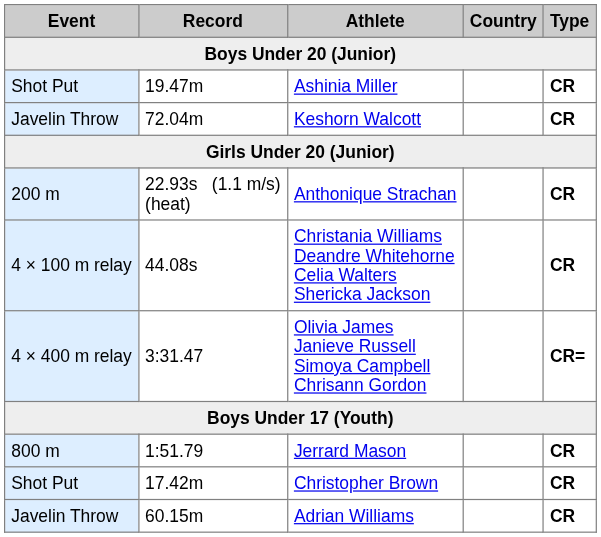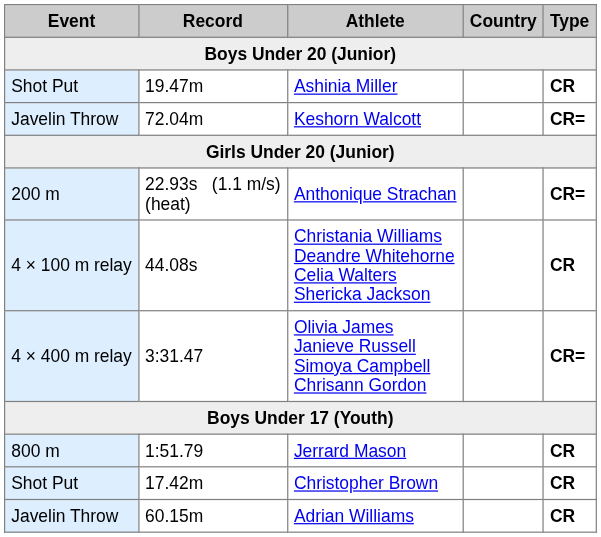(563, 119) CR -> (568, 119) CR=
(563, 194) CR -> (568, 194) CR=
